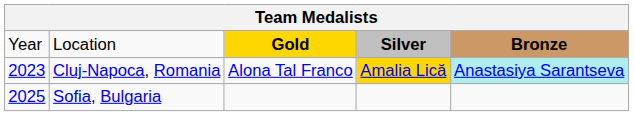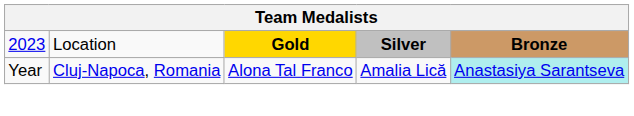(25, 44) Year -> (27, 44) 2023
(27, 70) 2023 -> (25, 70) Year
(403, 70) gold background -> (403, 70) no background
- row: (107, 96)
